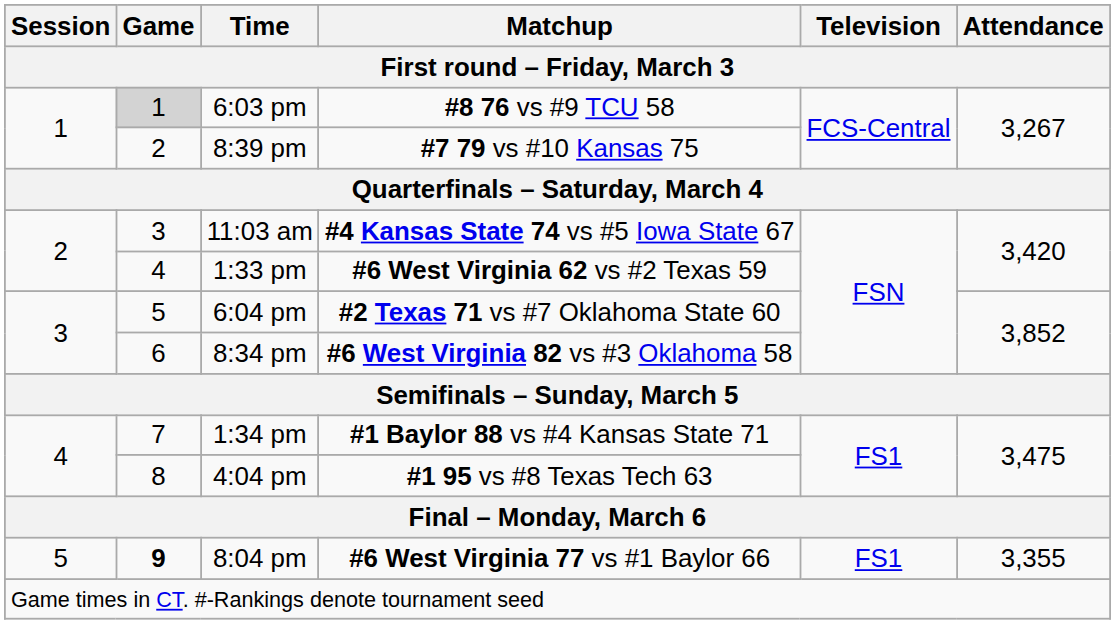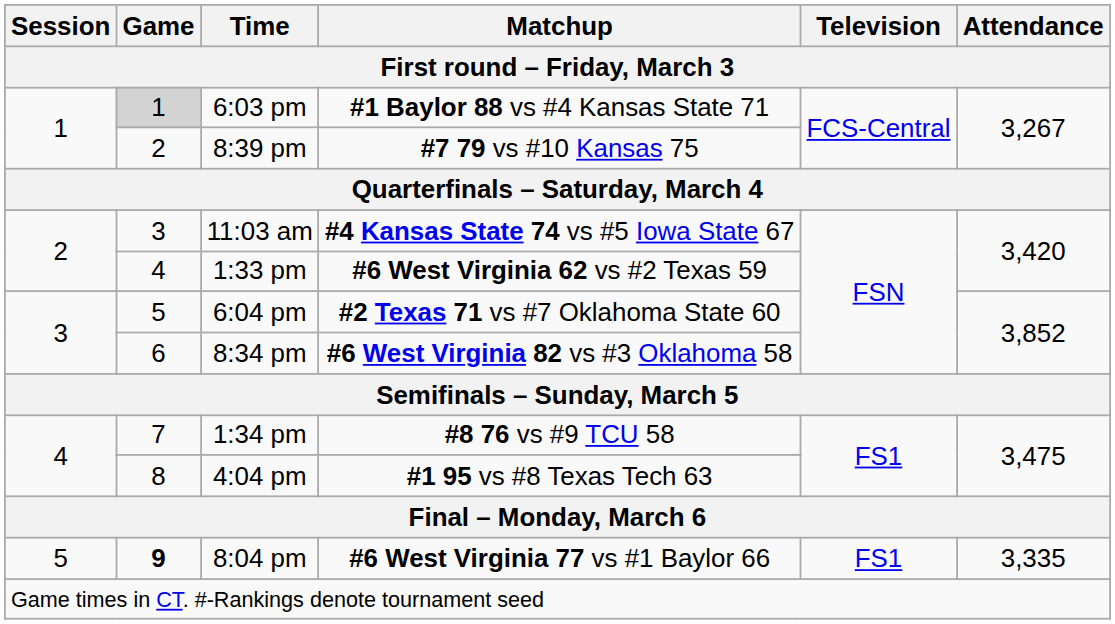(560, 108) #8 76 vs #9 TCU 58 -> (560, 108) #1 Baylor 88 vs #4 Kansas State 71
(560, 435) #1 Baylor 88 vs #4 Kansas State 71 -> (560, 435) #8 76 vs #9 TCU 58
(1033, 558) 3,355 -> (1033, 558) 3,335
